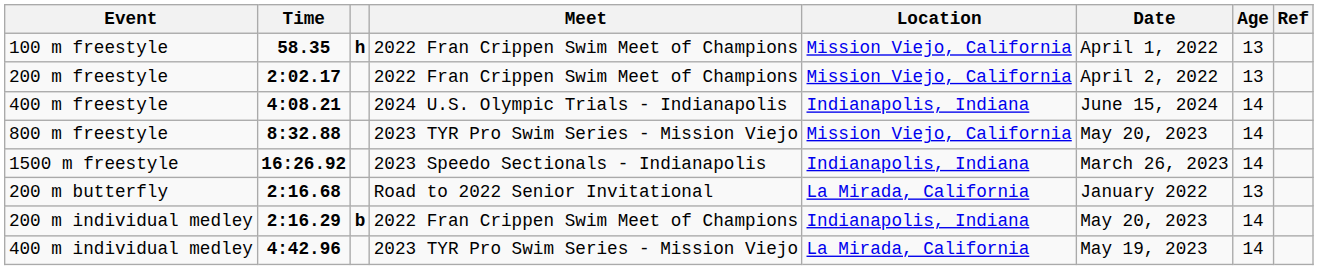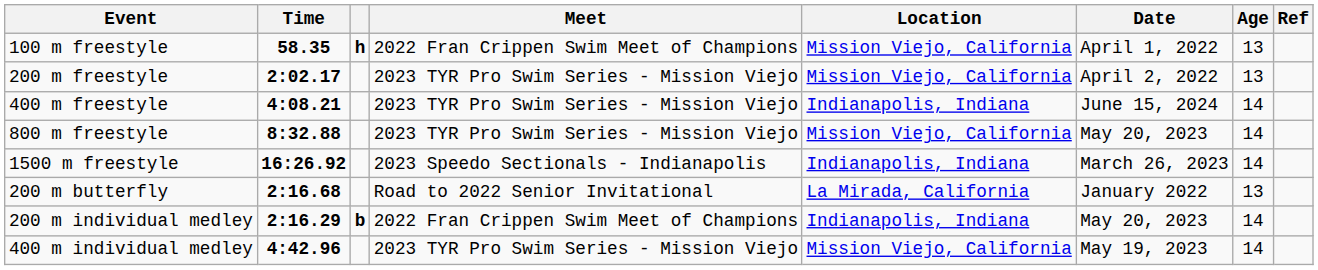(586, 77) 2022 Fran Crippen Swim Meet of Champions -> (586, 77) 2023 TYR Pro Swim Series - Mission Viejo
(581, 106) 2024 U.S. Olympic Trials - Indianapolis -> (586, 106) 2023 TYR Pro Swim Series - Mission Viejo
(918, 250) La Mirada, California -> (939, 250) Mission Viejo, California
